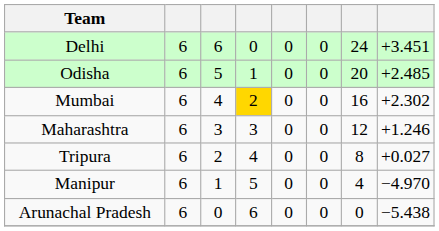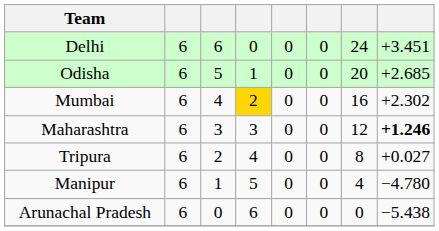(405, 73) +2.485 -> (406, 73) +2.685
(405, 128) normal -> (406, 128) bold
(405, 184) −4.970 -> (406, 184) −4.780
